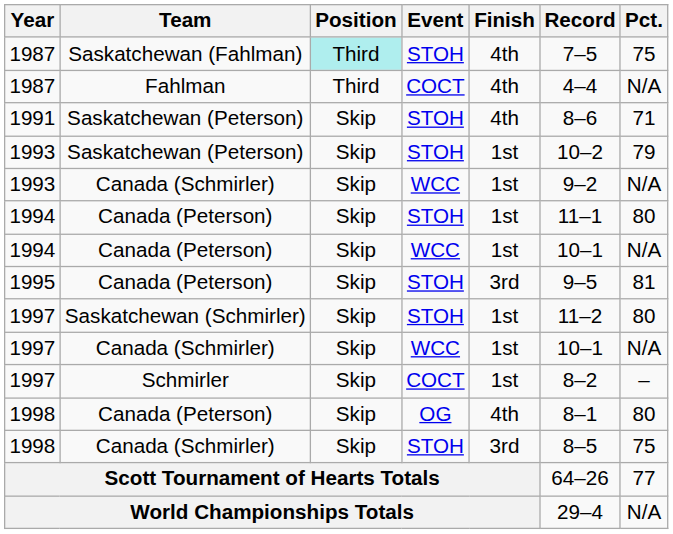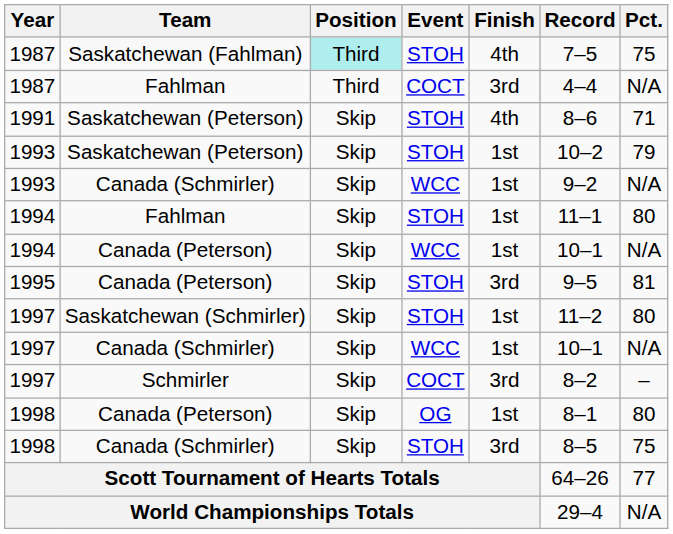(505, 86) 4th -> (505, 86) 3rd
(185, 217) Canada (Peterson) -> (185, 217) Fahlman
(505, 380) 1st -> (505, 380) 3rd
(505, 413) 4th -> (505, 413) 1st
